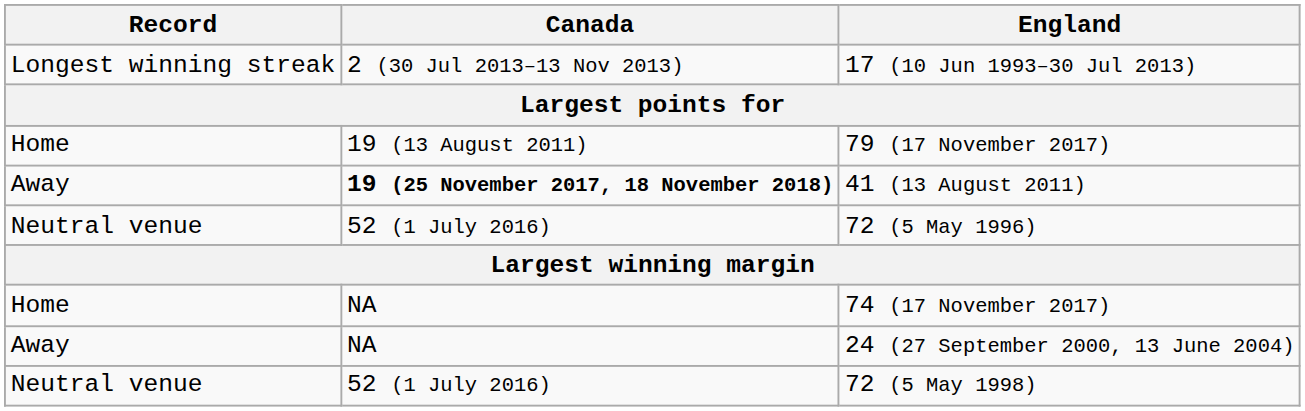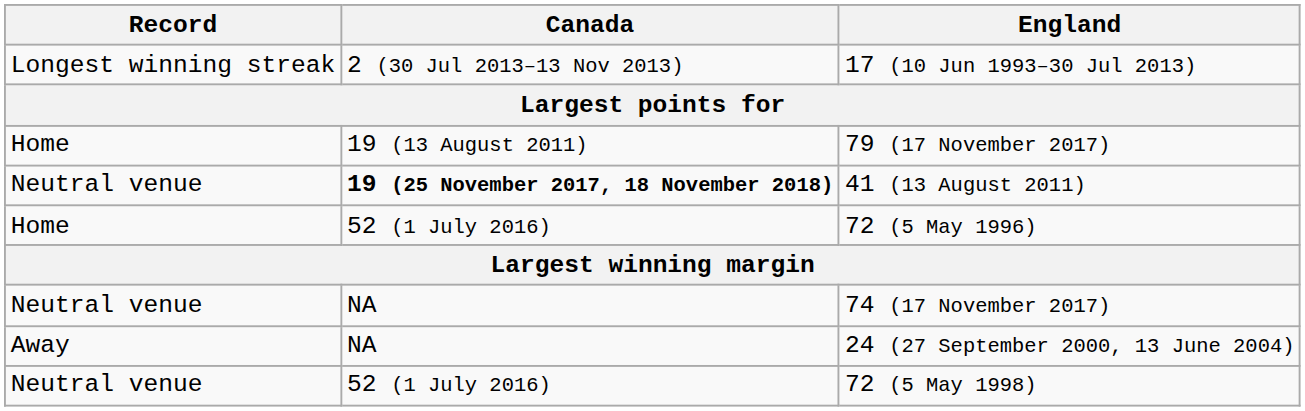(40, 185) Away -> (107, 185) Neutral venue
(107, 225) Neutral venue -> (40, 225) Home
(40, 305) Home -> (107, 305) Neutral venue
